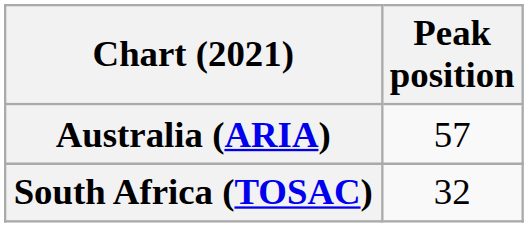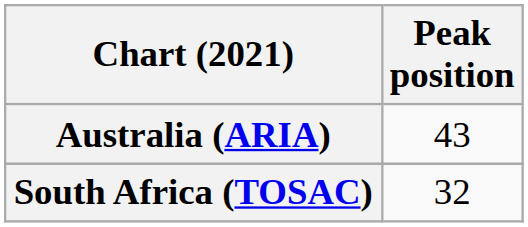(452, 133) 57 -> (452, 133) 43
